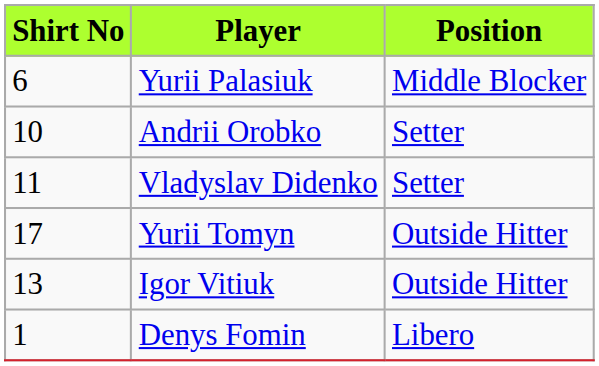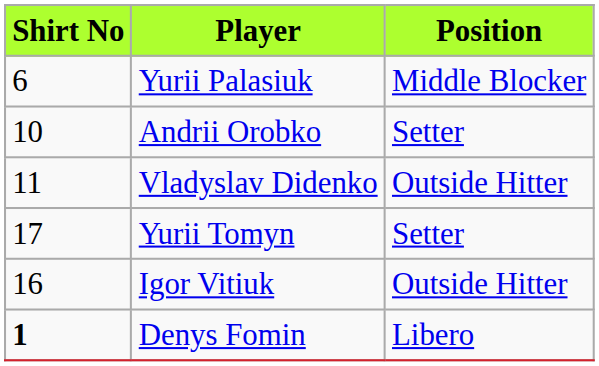(428, 182) Setter -> (480, 182) Οutside Hitter
(480, 233) Οutside Hitter -> (428, 233) Setter
(28, 284) 13 -> (28, 284) 16
(20, 335) normal -> (20, 335) bold
